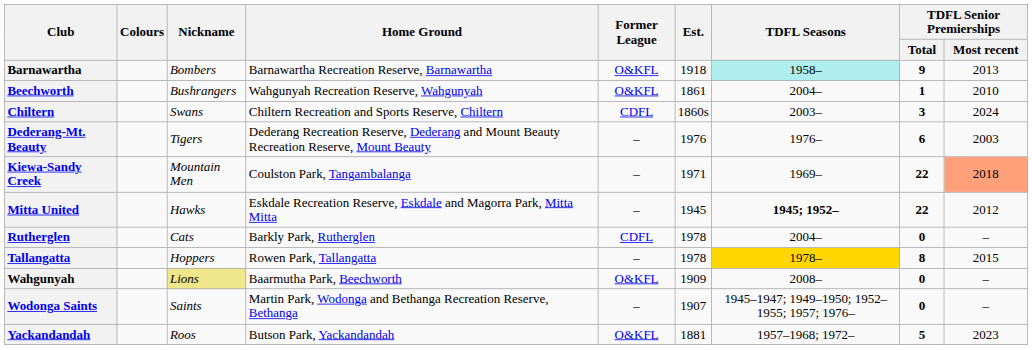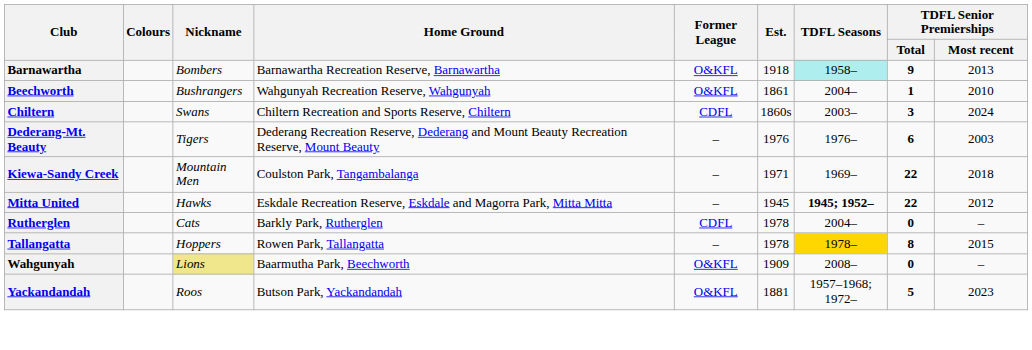(986, 174) lightsalmon background -> (981, 174) no background
- row: (52, 306)
